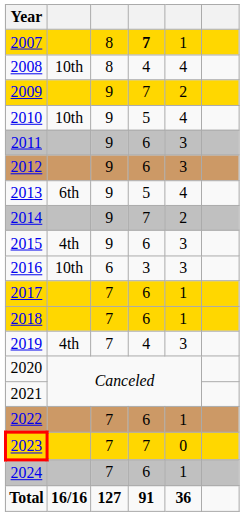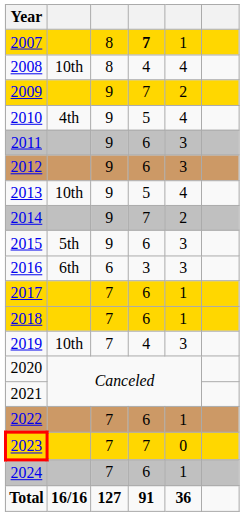(69, 117) 10th -> (69, 117) 4th
(69, 192) 6th -> (69, 192) 10th
(69, 243) 4th -> (69, 243) 5th
(69, 268) 10th -> (69, 268) 6th
(69, 343) 4th -> (69, 343) 10th
